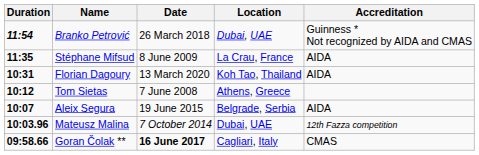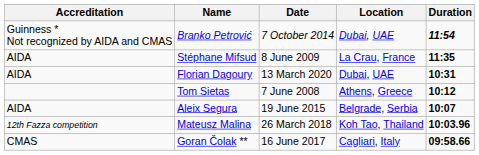columns swapped: (28, 12) <-> (389, 12)
(174, 35) 26 March 2018 -> (298, 35) 7 October 2014
(259, 74) Koh Tao, Thailand -> (367, 74) Dubai, UAE
(176, 125) 7 October 2014 -> (296, 125) 26 March 2018
(244, 125) Dubai, UAE -> (381, 125) Koh Tao, Thailand
(172, 141) bold -> (293, 141) normal
